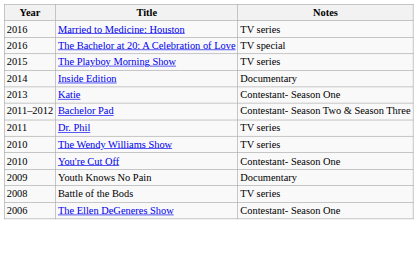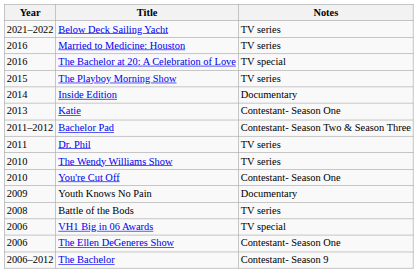+ row: (113, 29)
+ row: (106, 227)
+ row: (86, 260)
